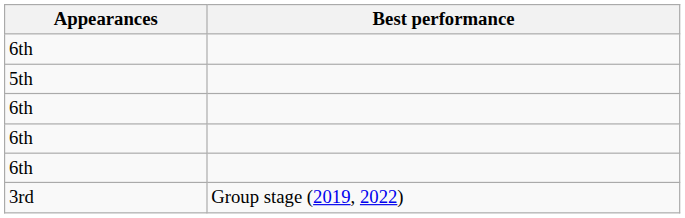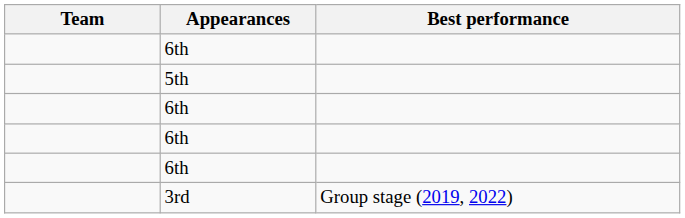+ column: (82, 19)
